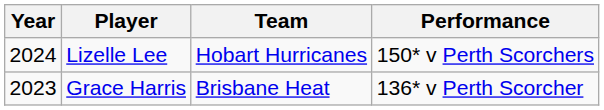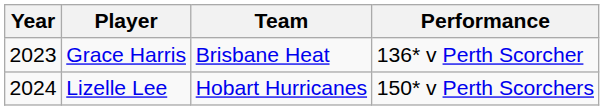rows swapped: (126, 88) <-> (117, 54)
